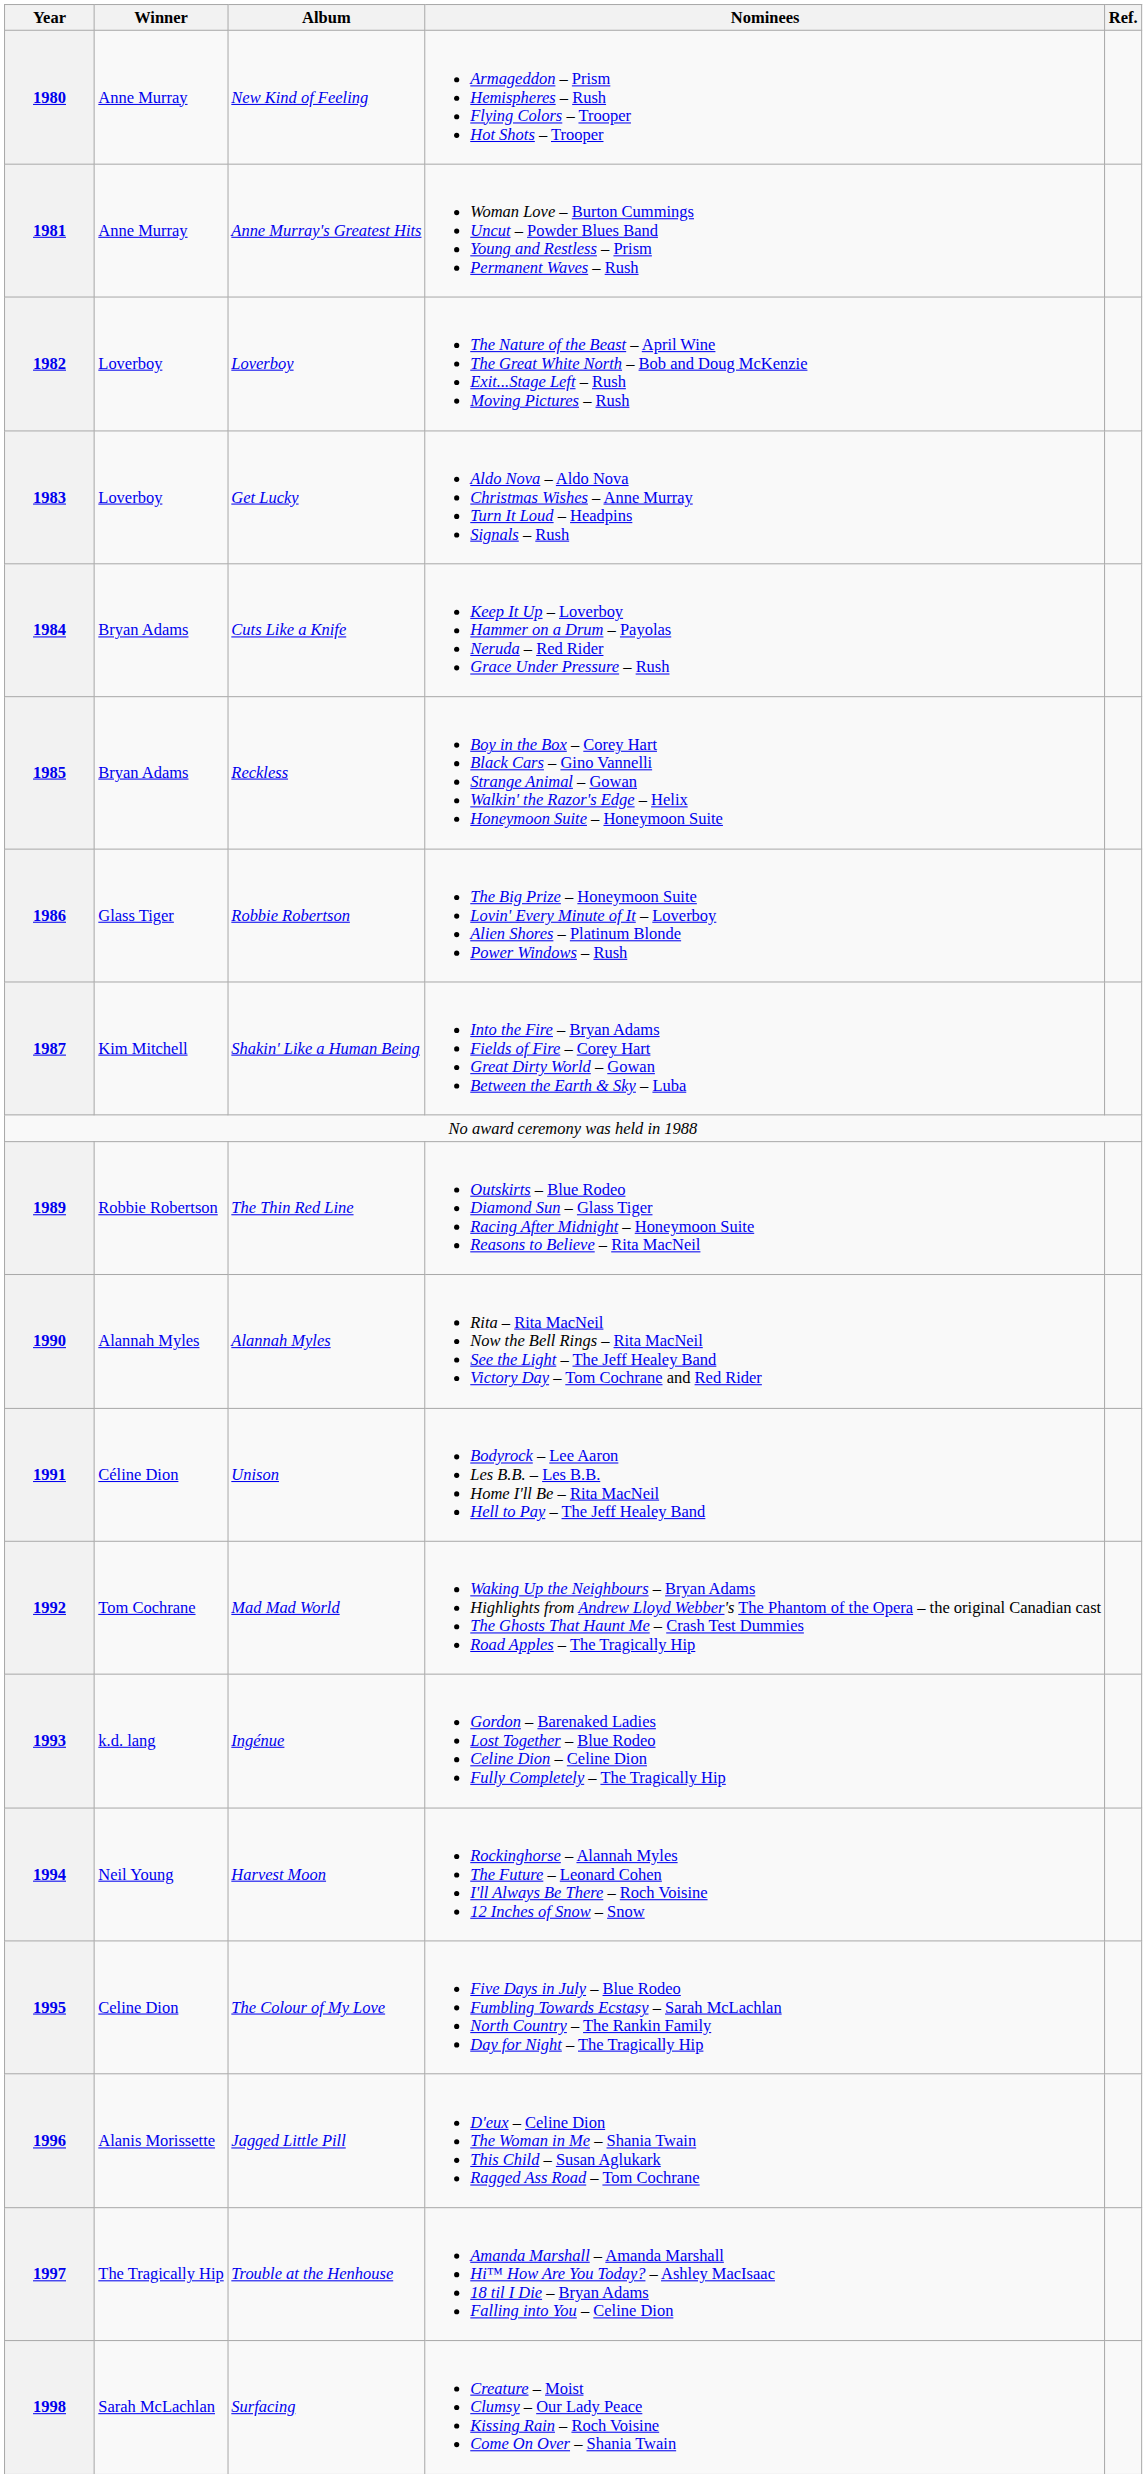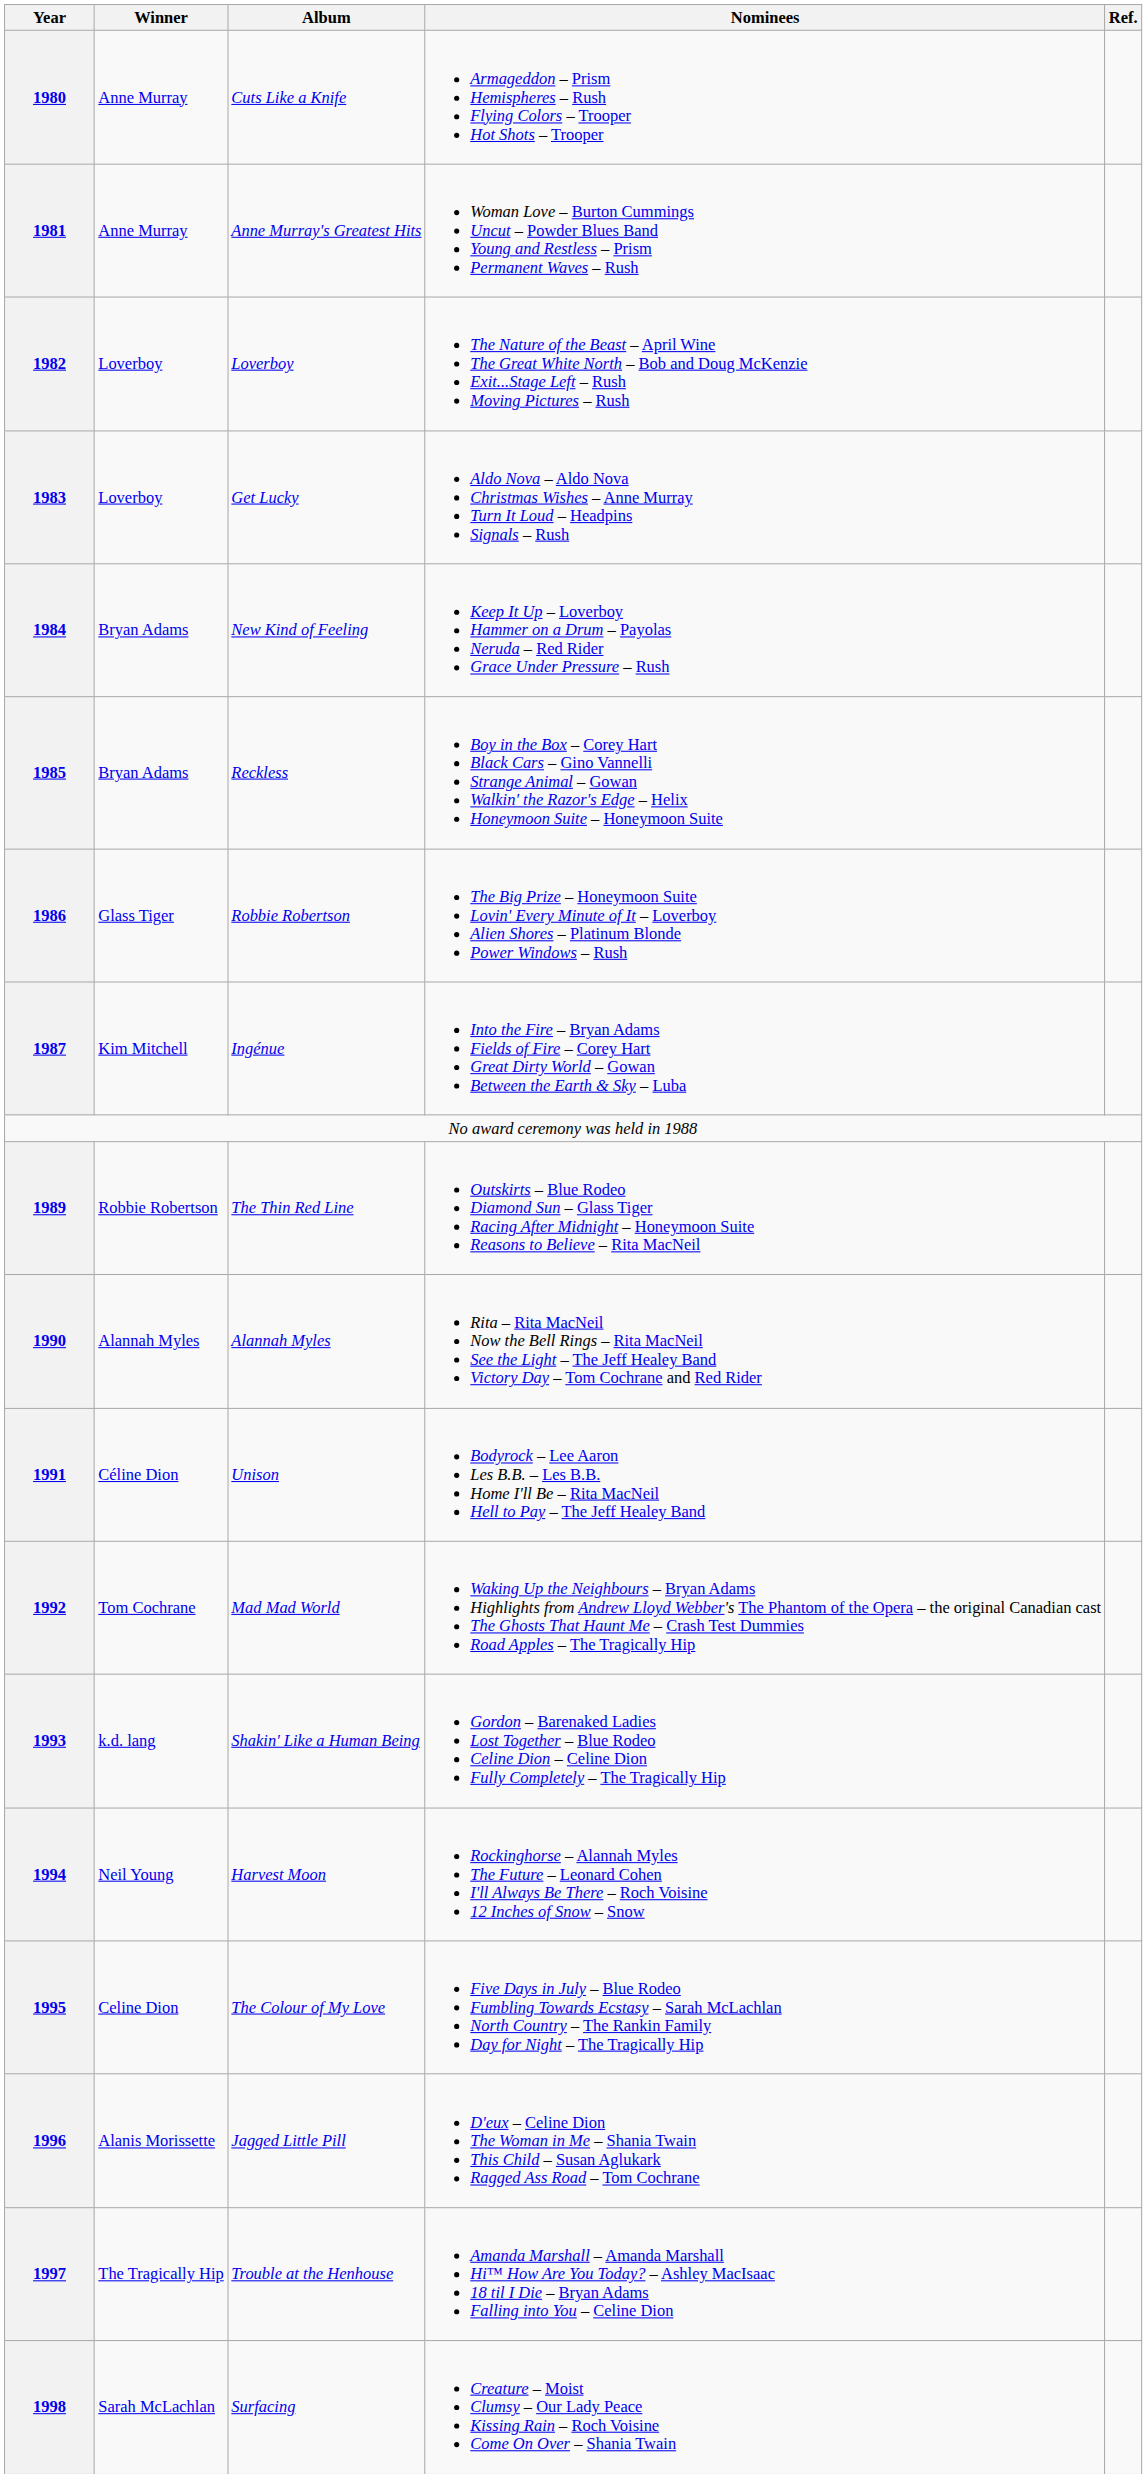(300, 97) New Kind of Feeling -> (289, 97) Cuts Like a Knife
(289, 630) Cuts Like a Knife -> (300, 630) New Kind of Feeling
(326, 1048) Shakin' Like a Human Being -> (258, 1048) Ingénue
(258, 1741) Ingénue -> (326, 1741) Shakin' Like a Human Being
